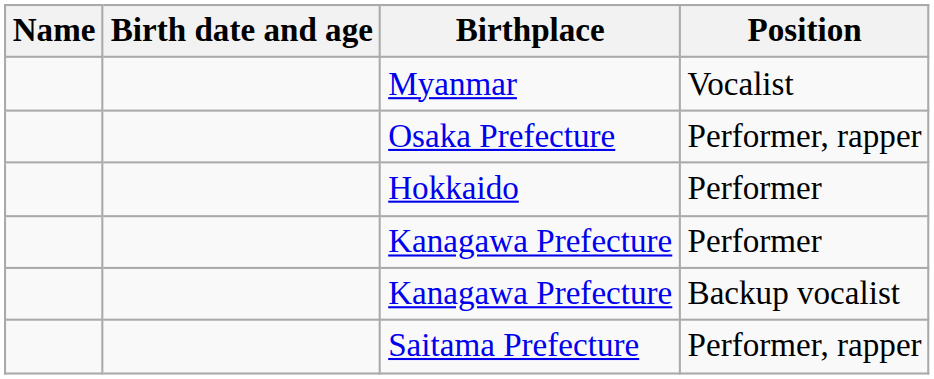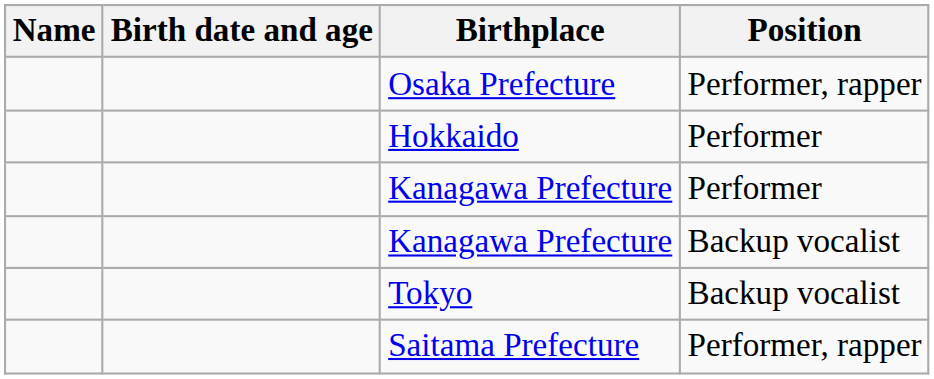- row: (453, 83)
+ row: (430, 293)
